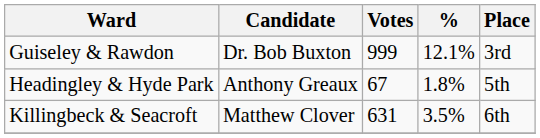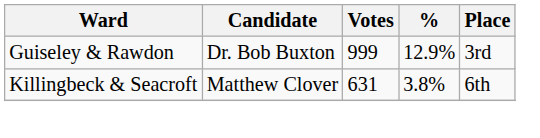(449, 52) 12.1% -> (429, 52) 12.9%
- row: (111, 84)
(444, 116) 3.5% -> (424, 84) 3.8%
